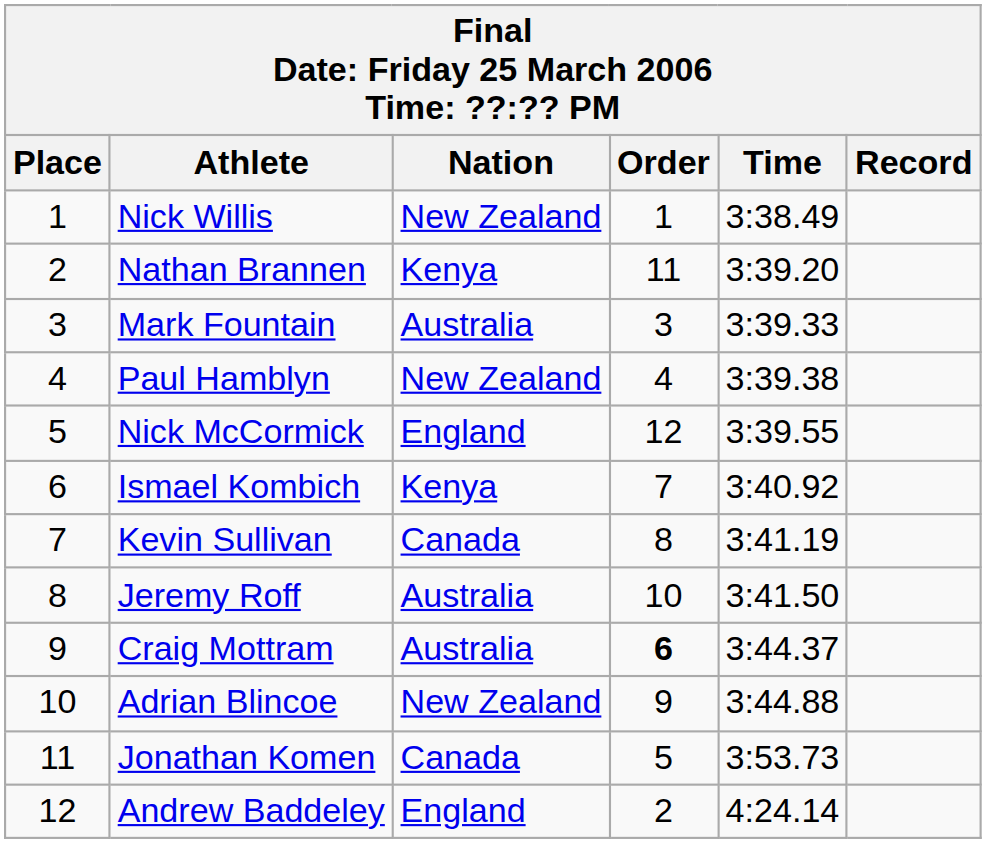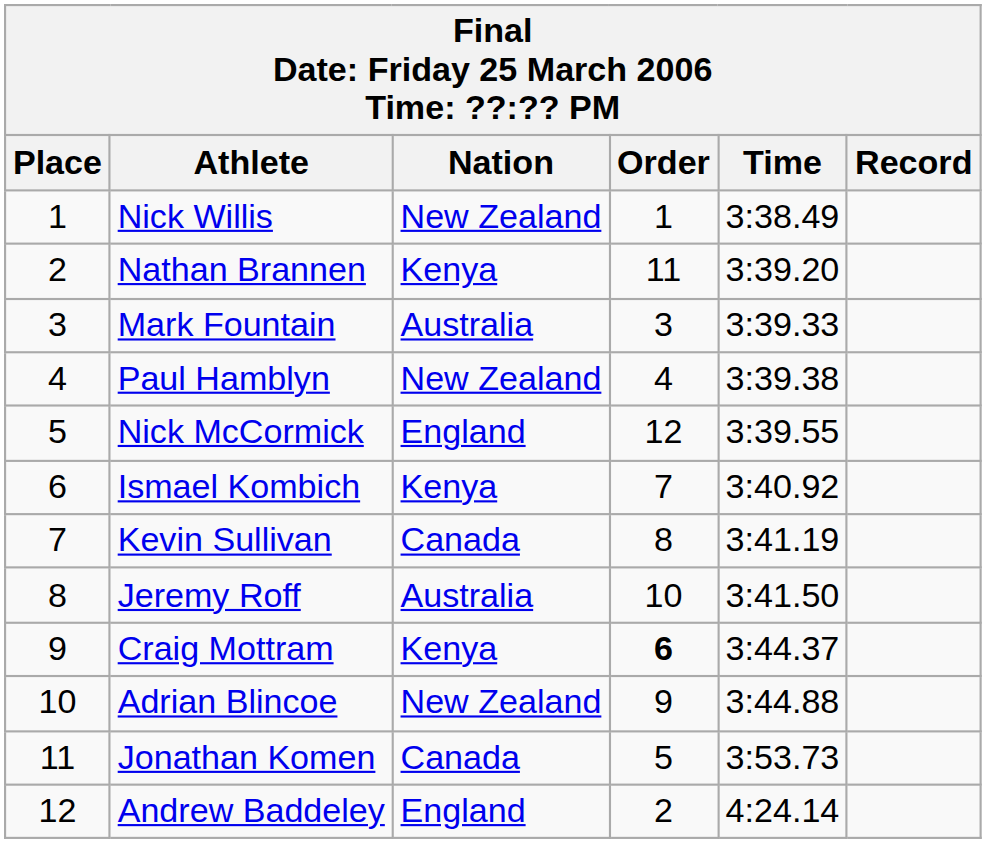(467, 648) Australia -> (449, 648) Kenya
